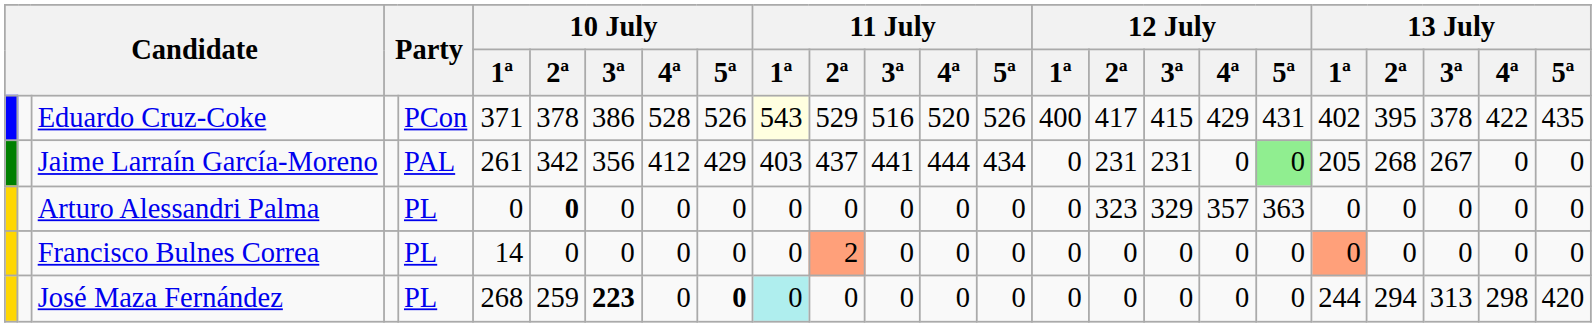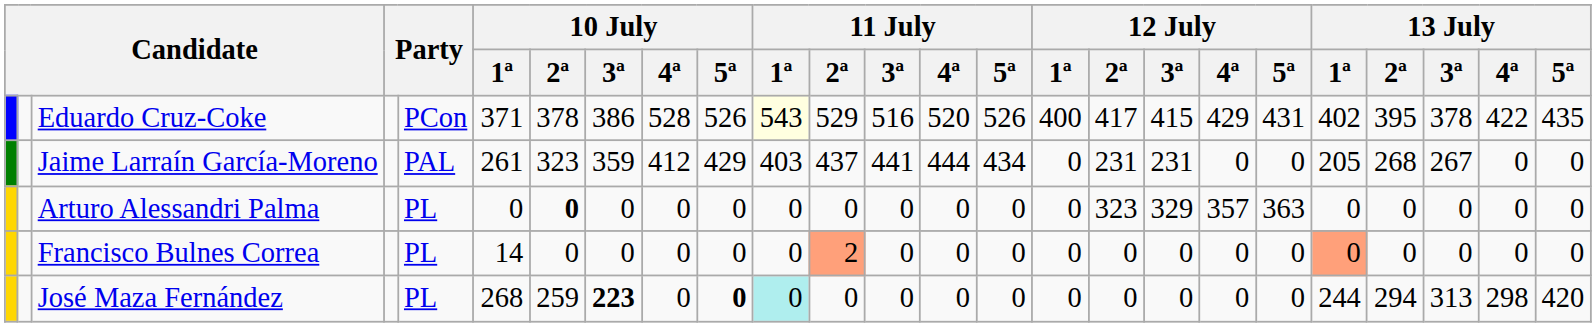(558, 162) 342 -> (558, 162) 323
(613, 162) 356 -> (613, 162) 359
(1298, 162) lightgreen background -> (1298, 162) no background
